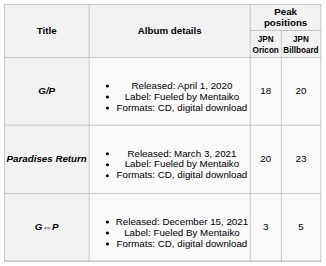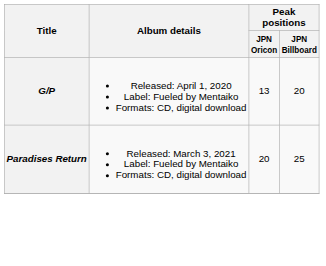(266, 91) 18 -> (264, 91) 13
(301, 159) 23 -> (299, 159) 25
- row: (47, 227)
